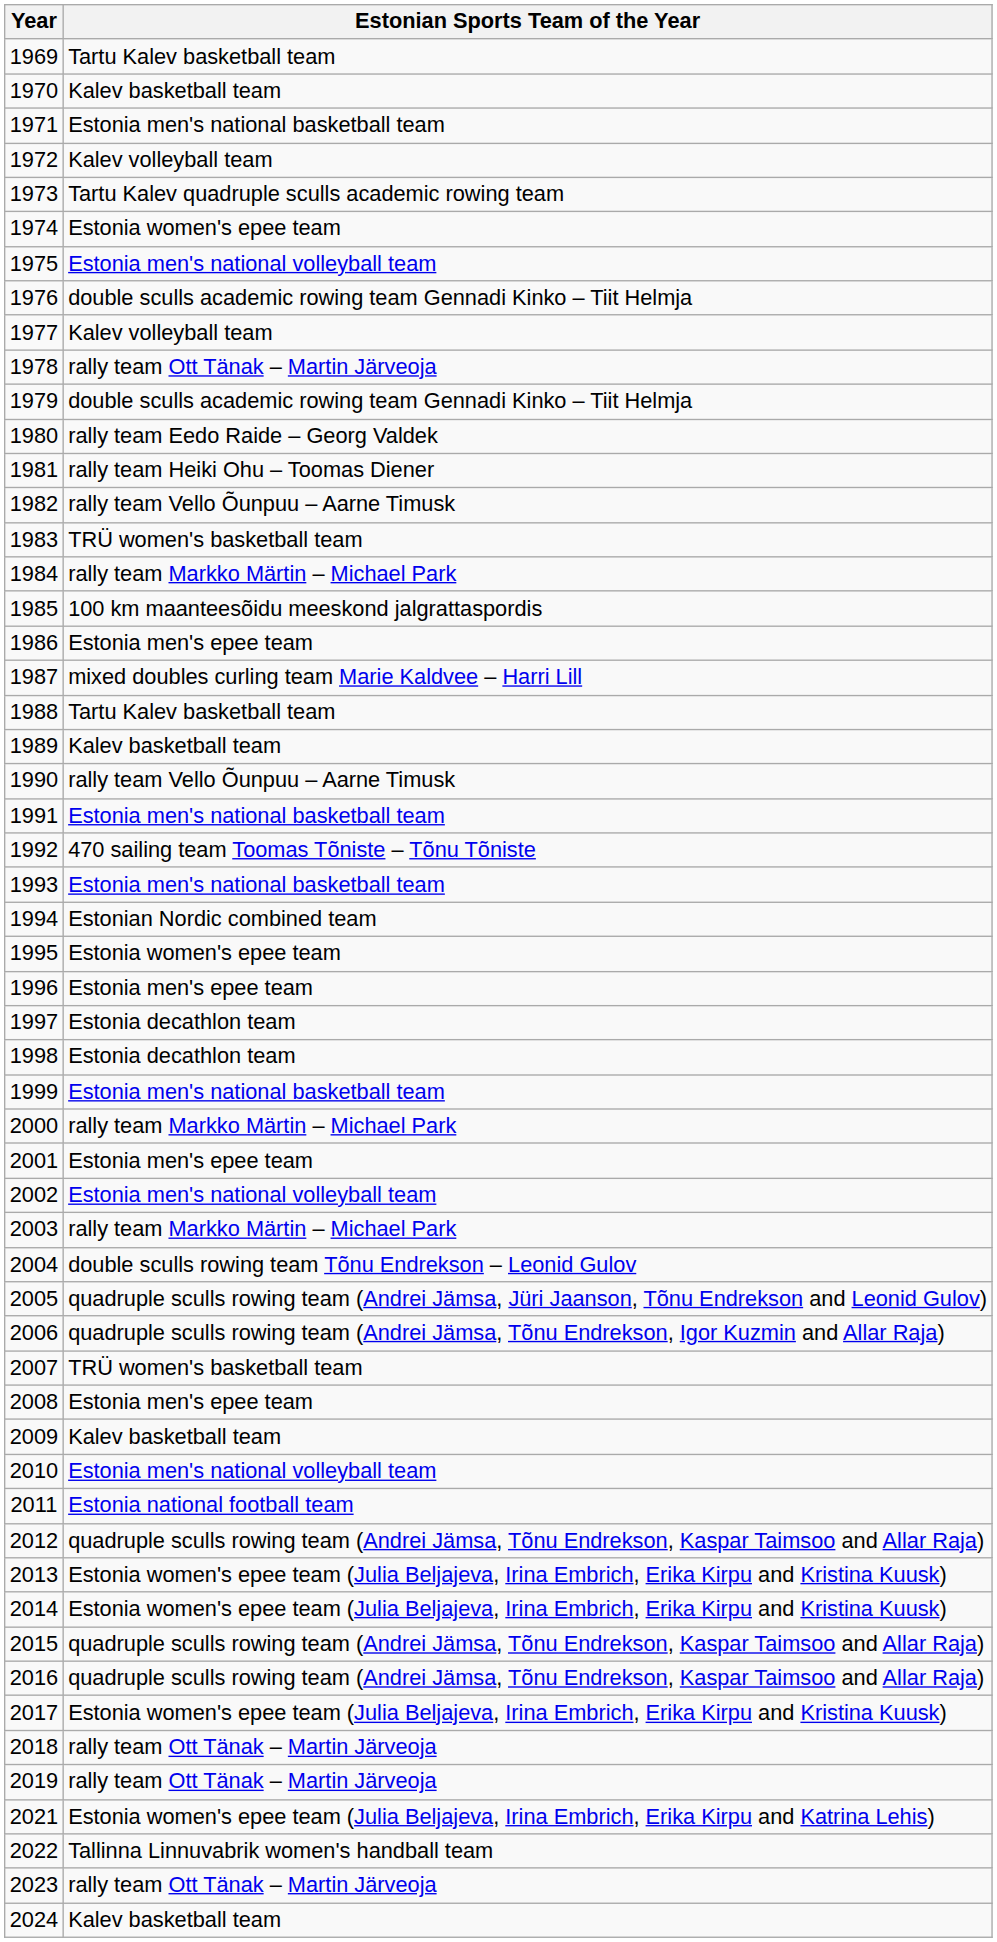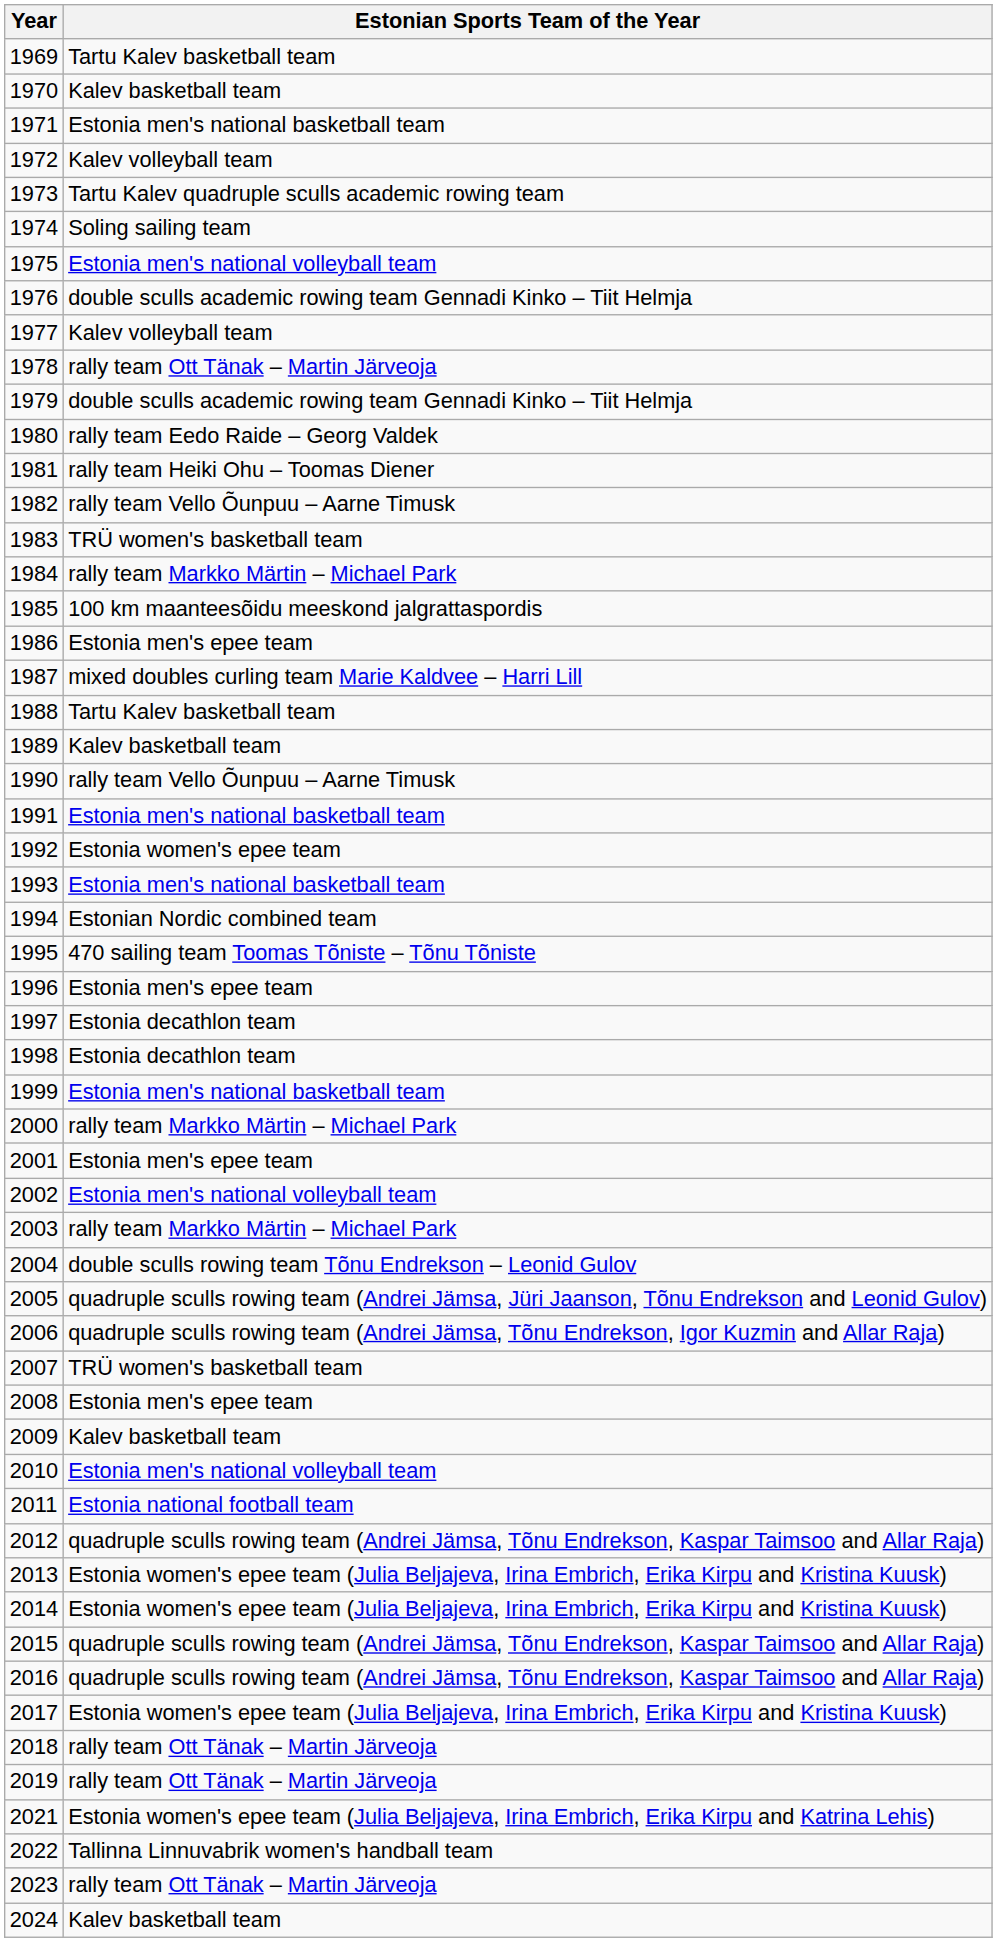(204, 228) Estonia women's epee team -> (159, 228) Soling sailing team
(302, 849) 470 sailing team Toomas Tõniste – Tõnu Tõniste -> (204, 849) Estonia women's epee team
(204, 953) Estonia women's epee team -> (302, 953) 470 sailing team Toomas Tõniste – Tõnu Tõniste
